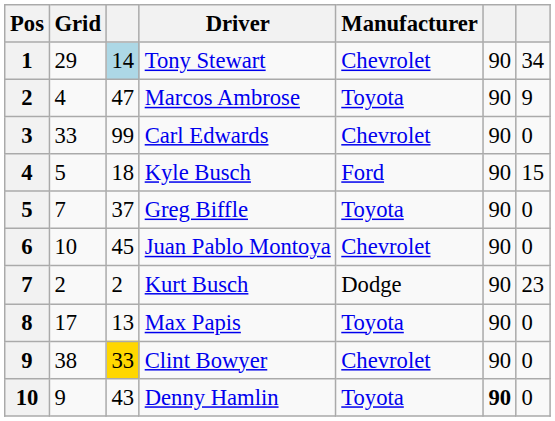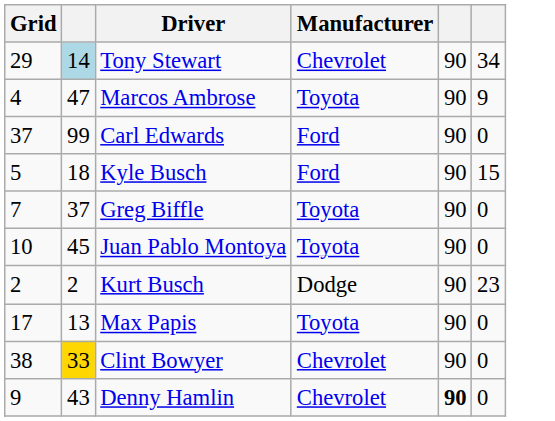- column: (27, 23)
(66, 135) 33 -> (21, 135) 37
(386, 135) Chevrolet -> (318, 135) Ford
(386, 247) Chevrolet -> (328, 247) Toyota
(373, 396) Toyota -> (341, 396) Chevrolet
